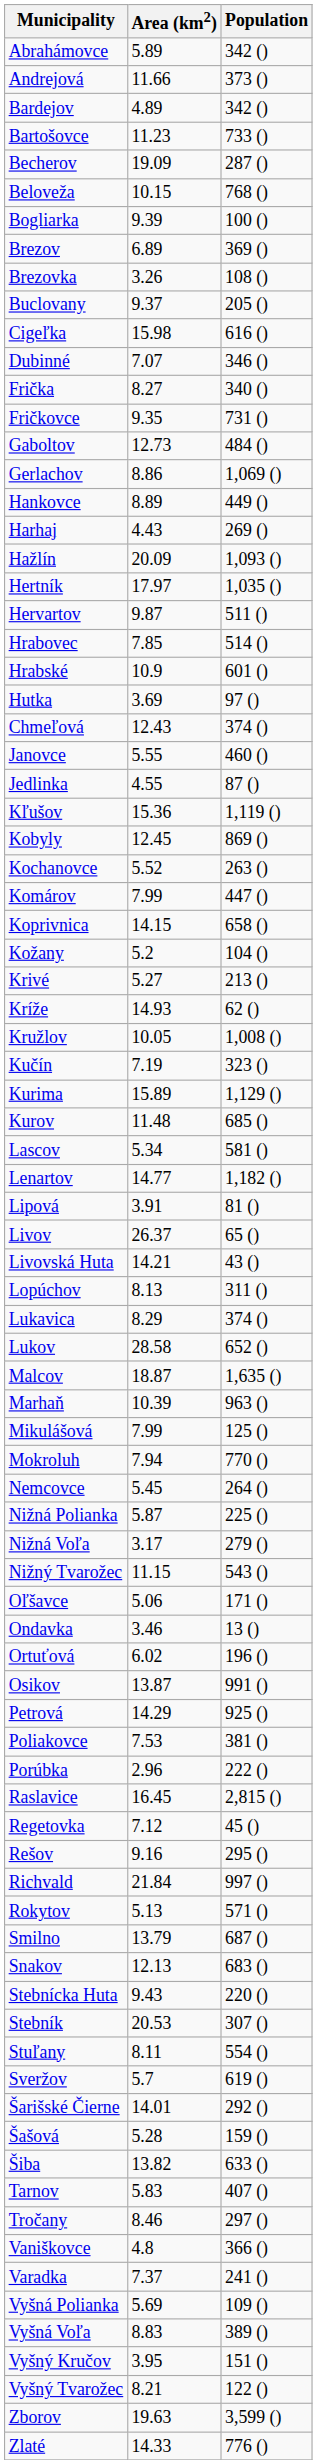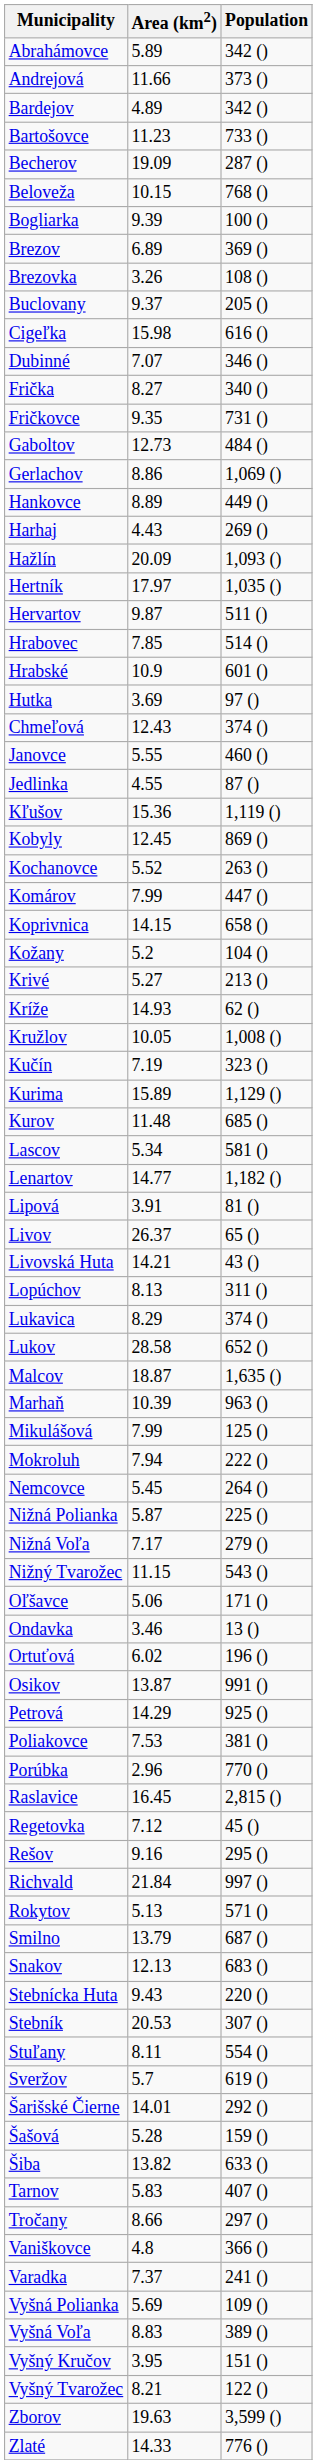(247, 1459) 770 () -> (247, 1459) 222 ()
(147, 1544) 3.17 -> (147, 1544) 7.17
(247, 1769) 222 () -> (247, 1769) 770 ()
(147, 2220) 8.46 -> (147, 2220) 8.66
